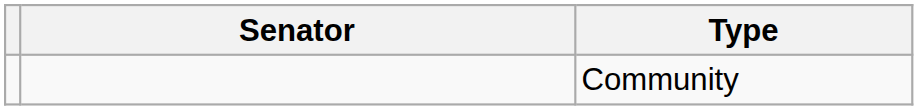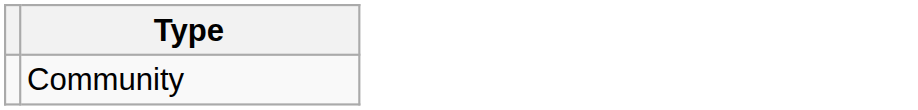- column: (297, 30)
